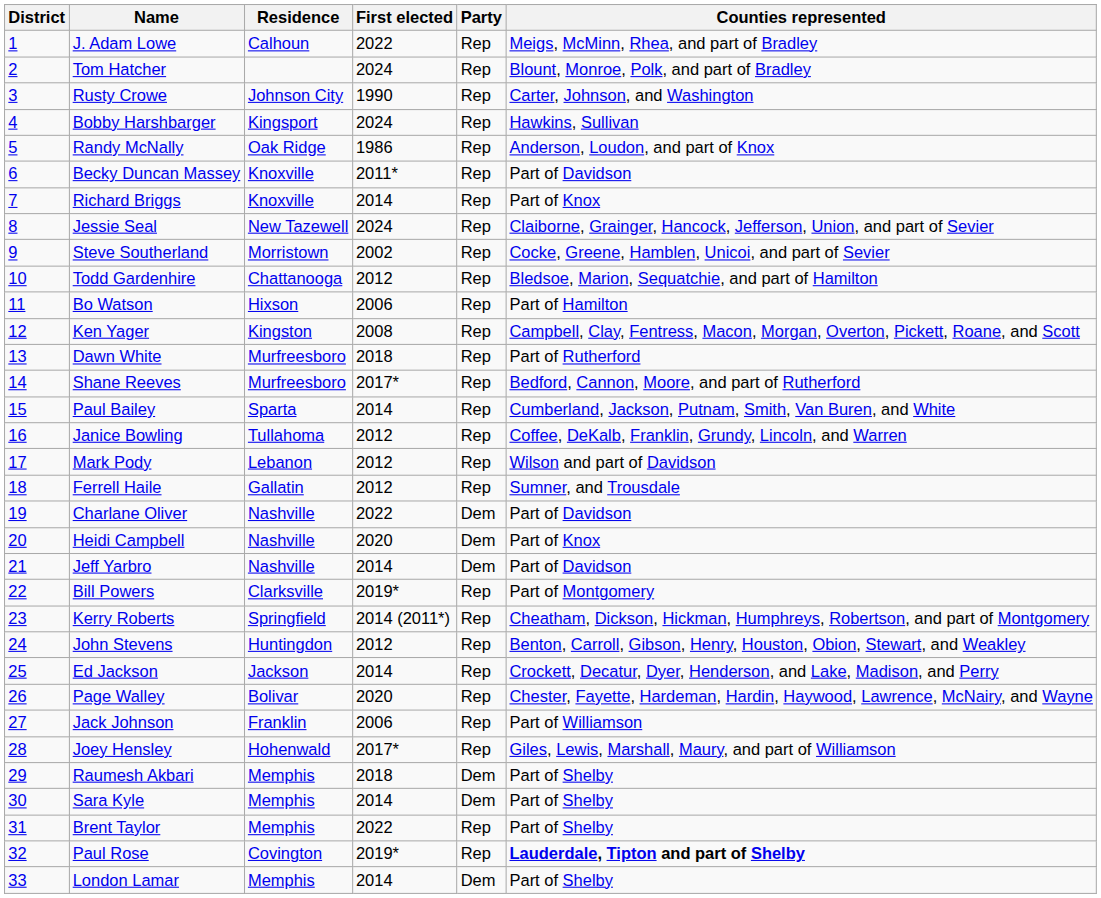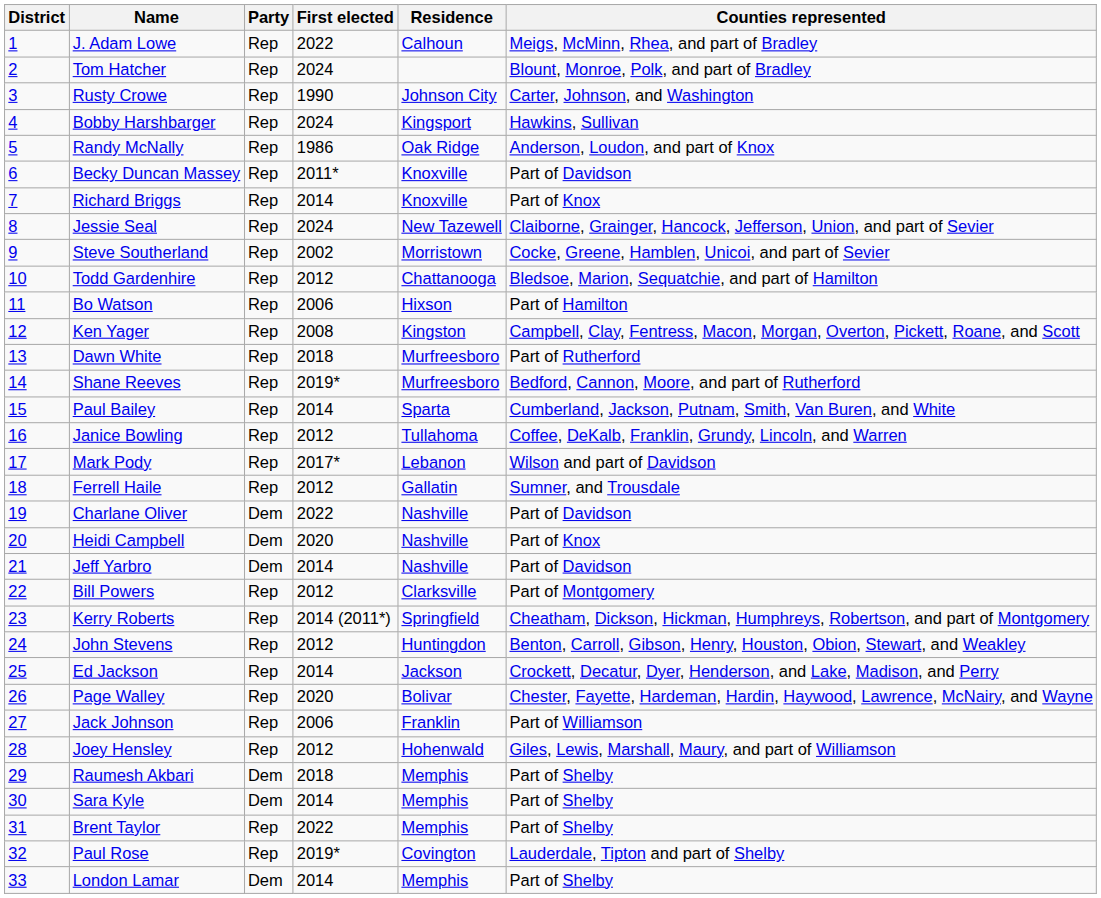columns swapped: (481, 17) <-> (298, 17)
(377, 383) 2017* -> (318, 383) 2019*
(374, 461) 2012 -> (318, 461) 2017*
(377, 592) 2019* -> (315, 592) 2012
(377, 749) 2017* -> (315, 749) 2012
(657, 853) bold -> (647, 853) normal
